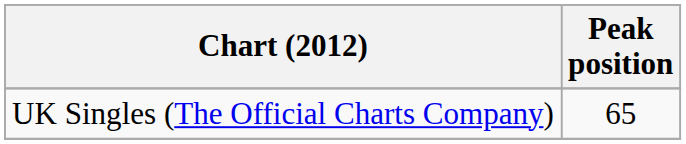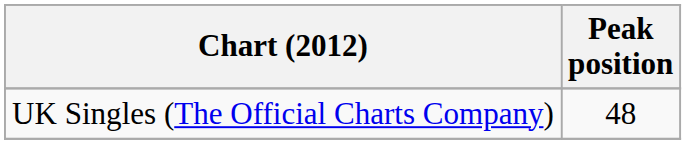(621, 113) 65 -> (621, 113) 48
